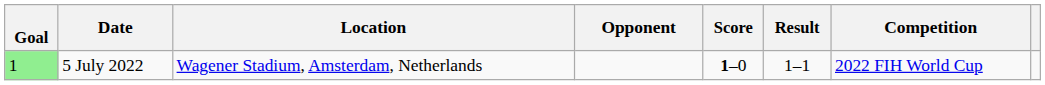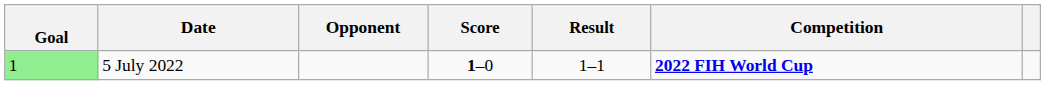- column: (373, 28)
(909, 65) normal -> (734, 65) bold
